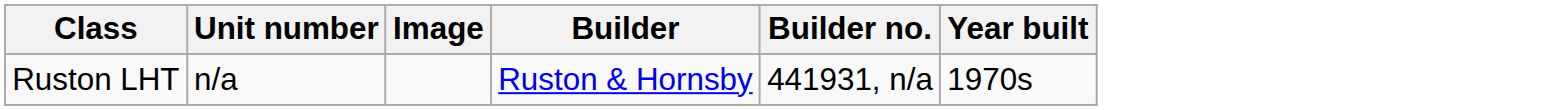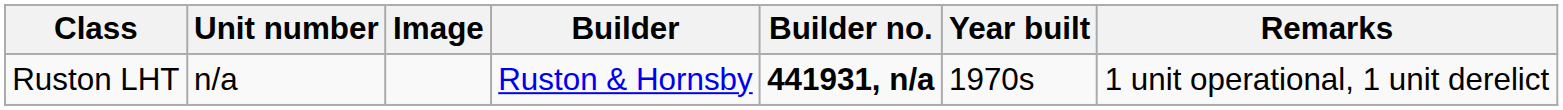+ column: (1327, 29)
(850, 79) normal -> (851, 79) bold
